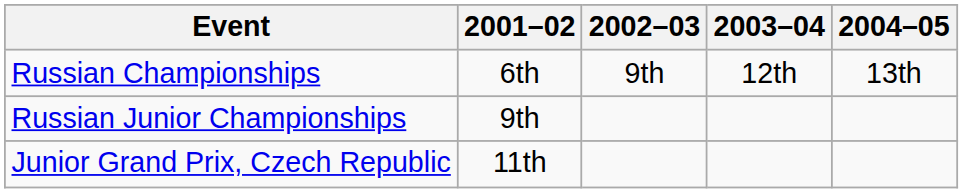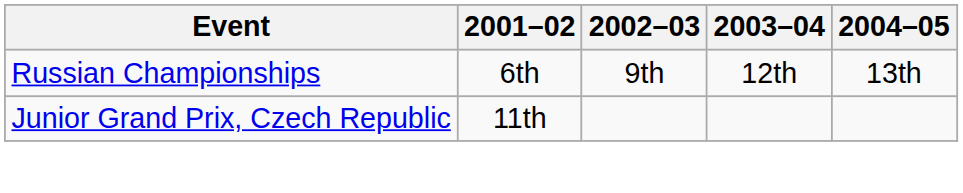- row: (209, 118)
